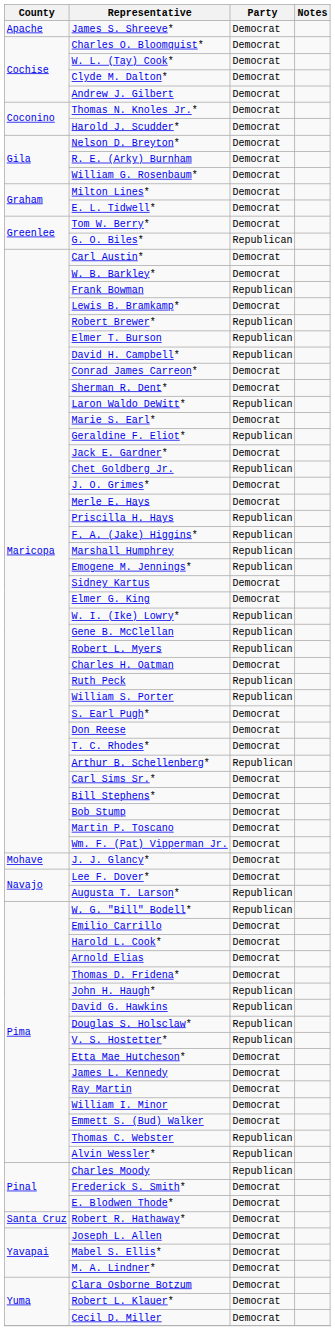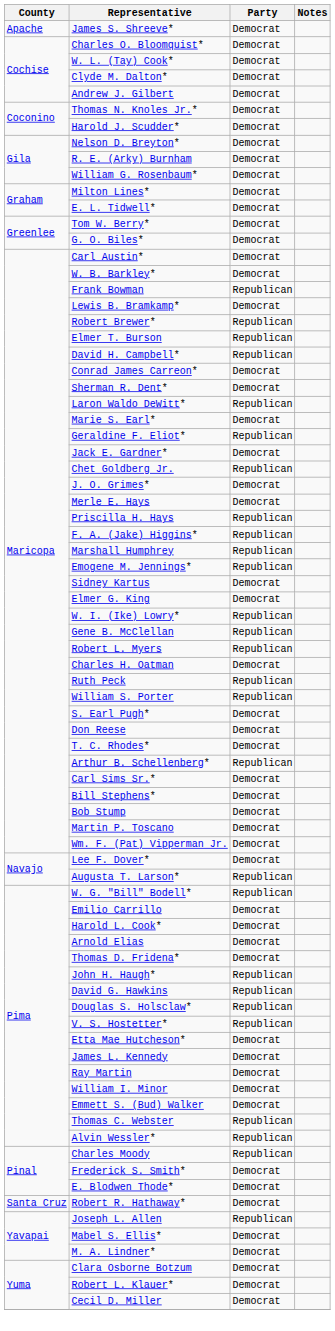(263, 241) Republican -> (257, 241) Democrat
- row: (111, 861)
(257, 1236) Democrat -> (263, 1220) Republican
